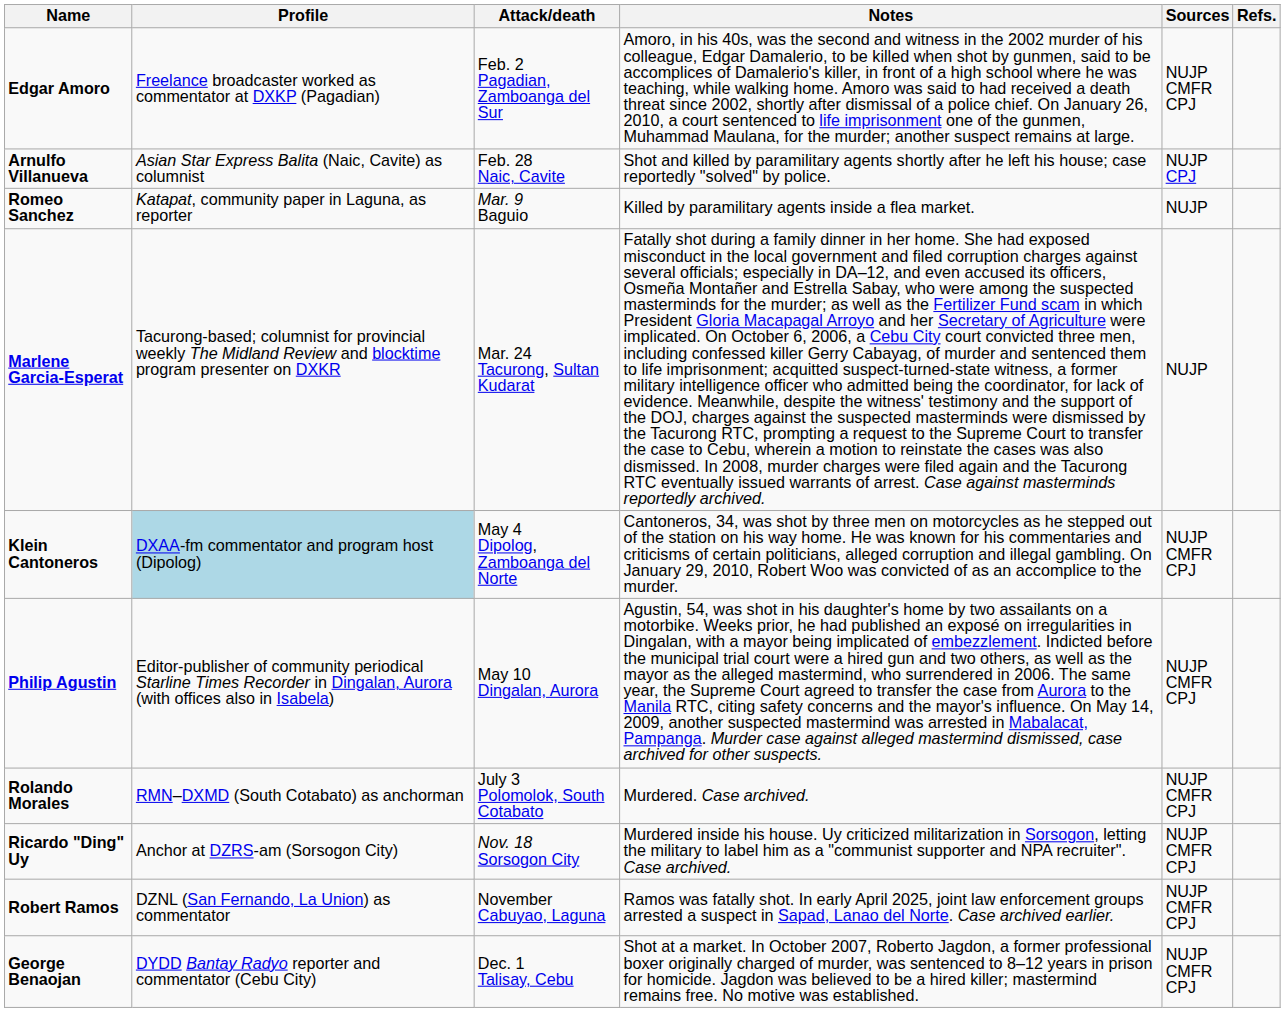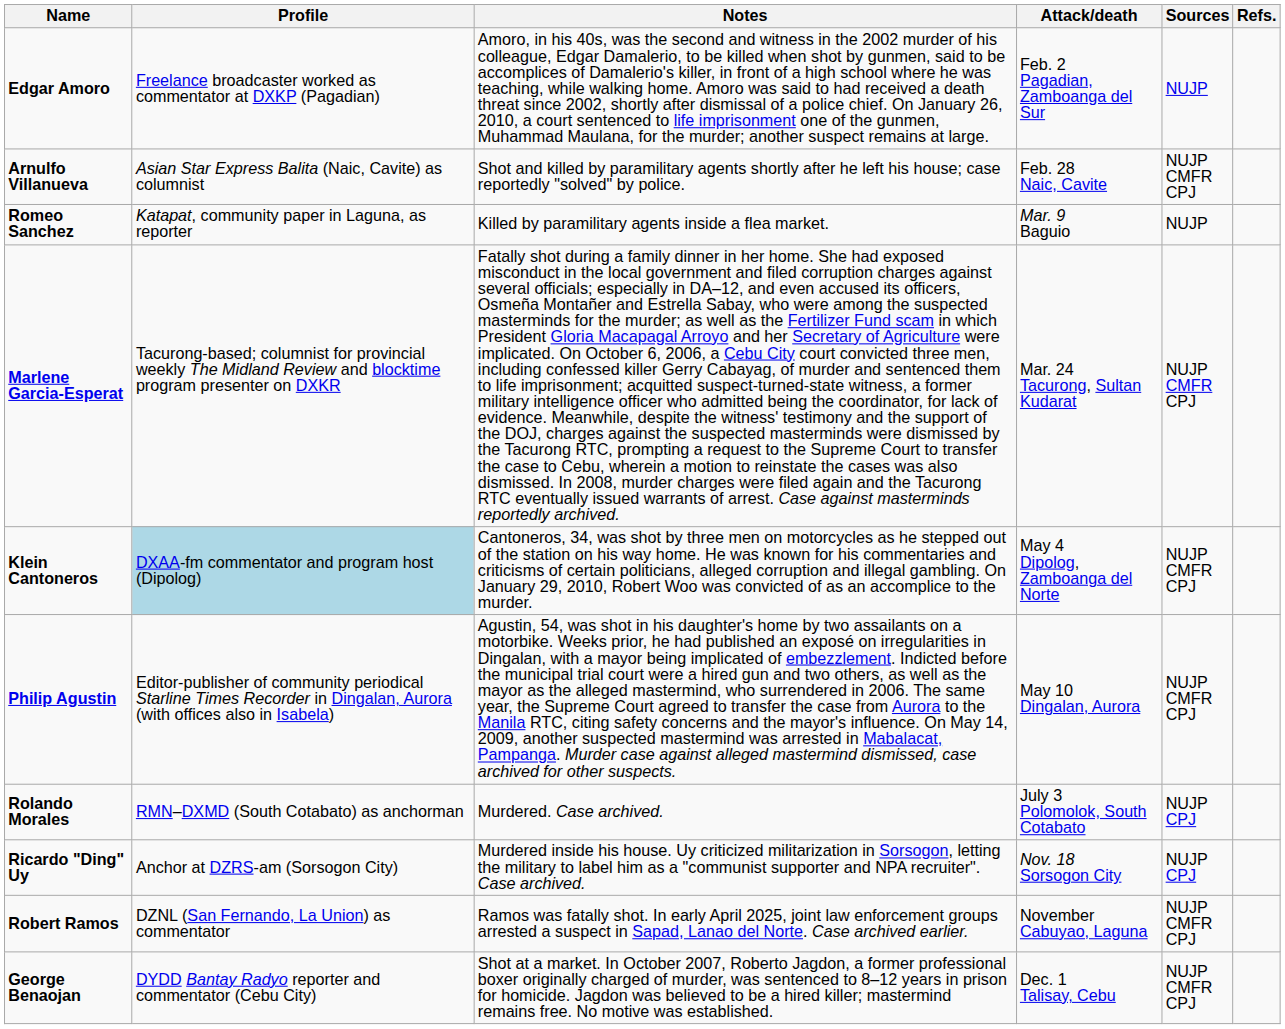columns swapped: (547, 16) <-> (891, 16)
(1189, 88) NUJP CMFR CPJ -> (1187, 88) NUJP
(1187, 168) NUJP CPJ -> (1189, 176) NUJP CMFR CPJ
(1187, 369) NUJP -> (1189, 385) NUJP CMFR CPJ
(1189, 795) NUJP CMFR CPJ -> (1187, 811) NUJP CPJ
(1189, 851) NUJP CMFR CPJ -> (1187, 867) NUJP CPJ
